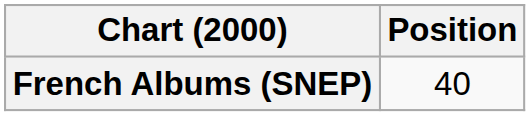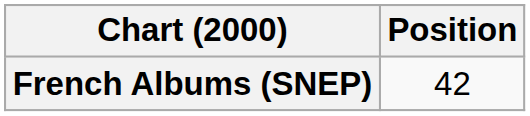(452, 82) 40 -> (452, 82) 42
